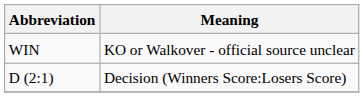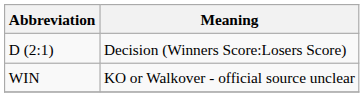rows swapped: (31, 78) <-> (24, 49)
